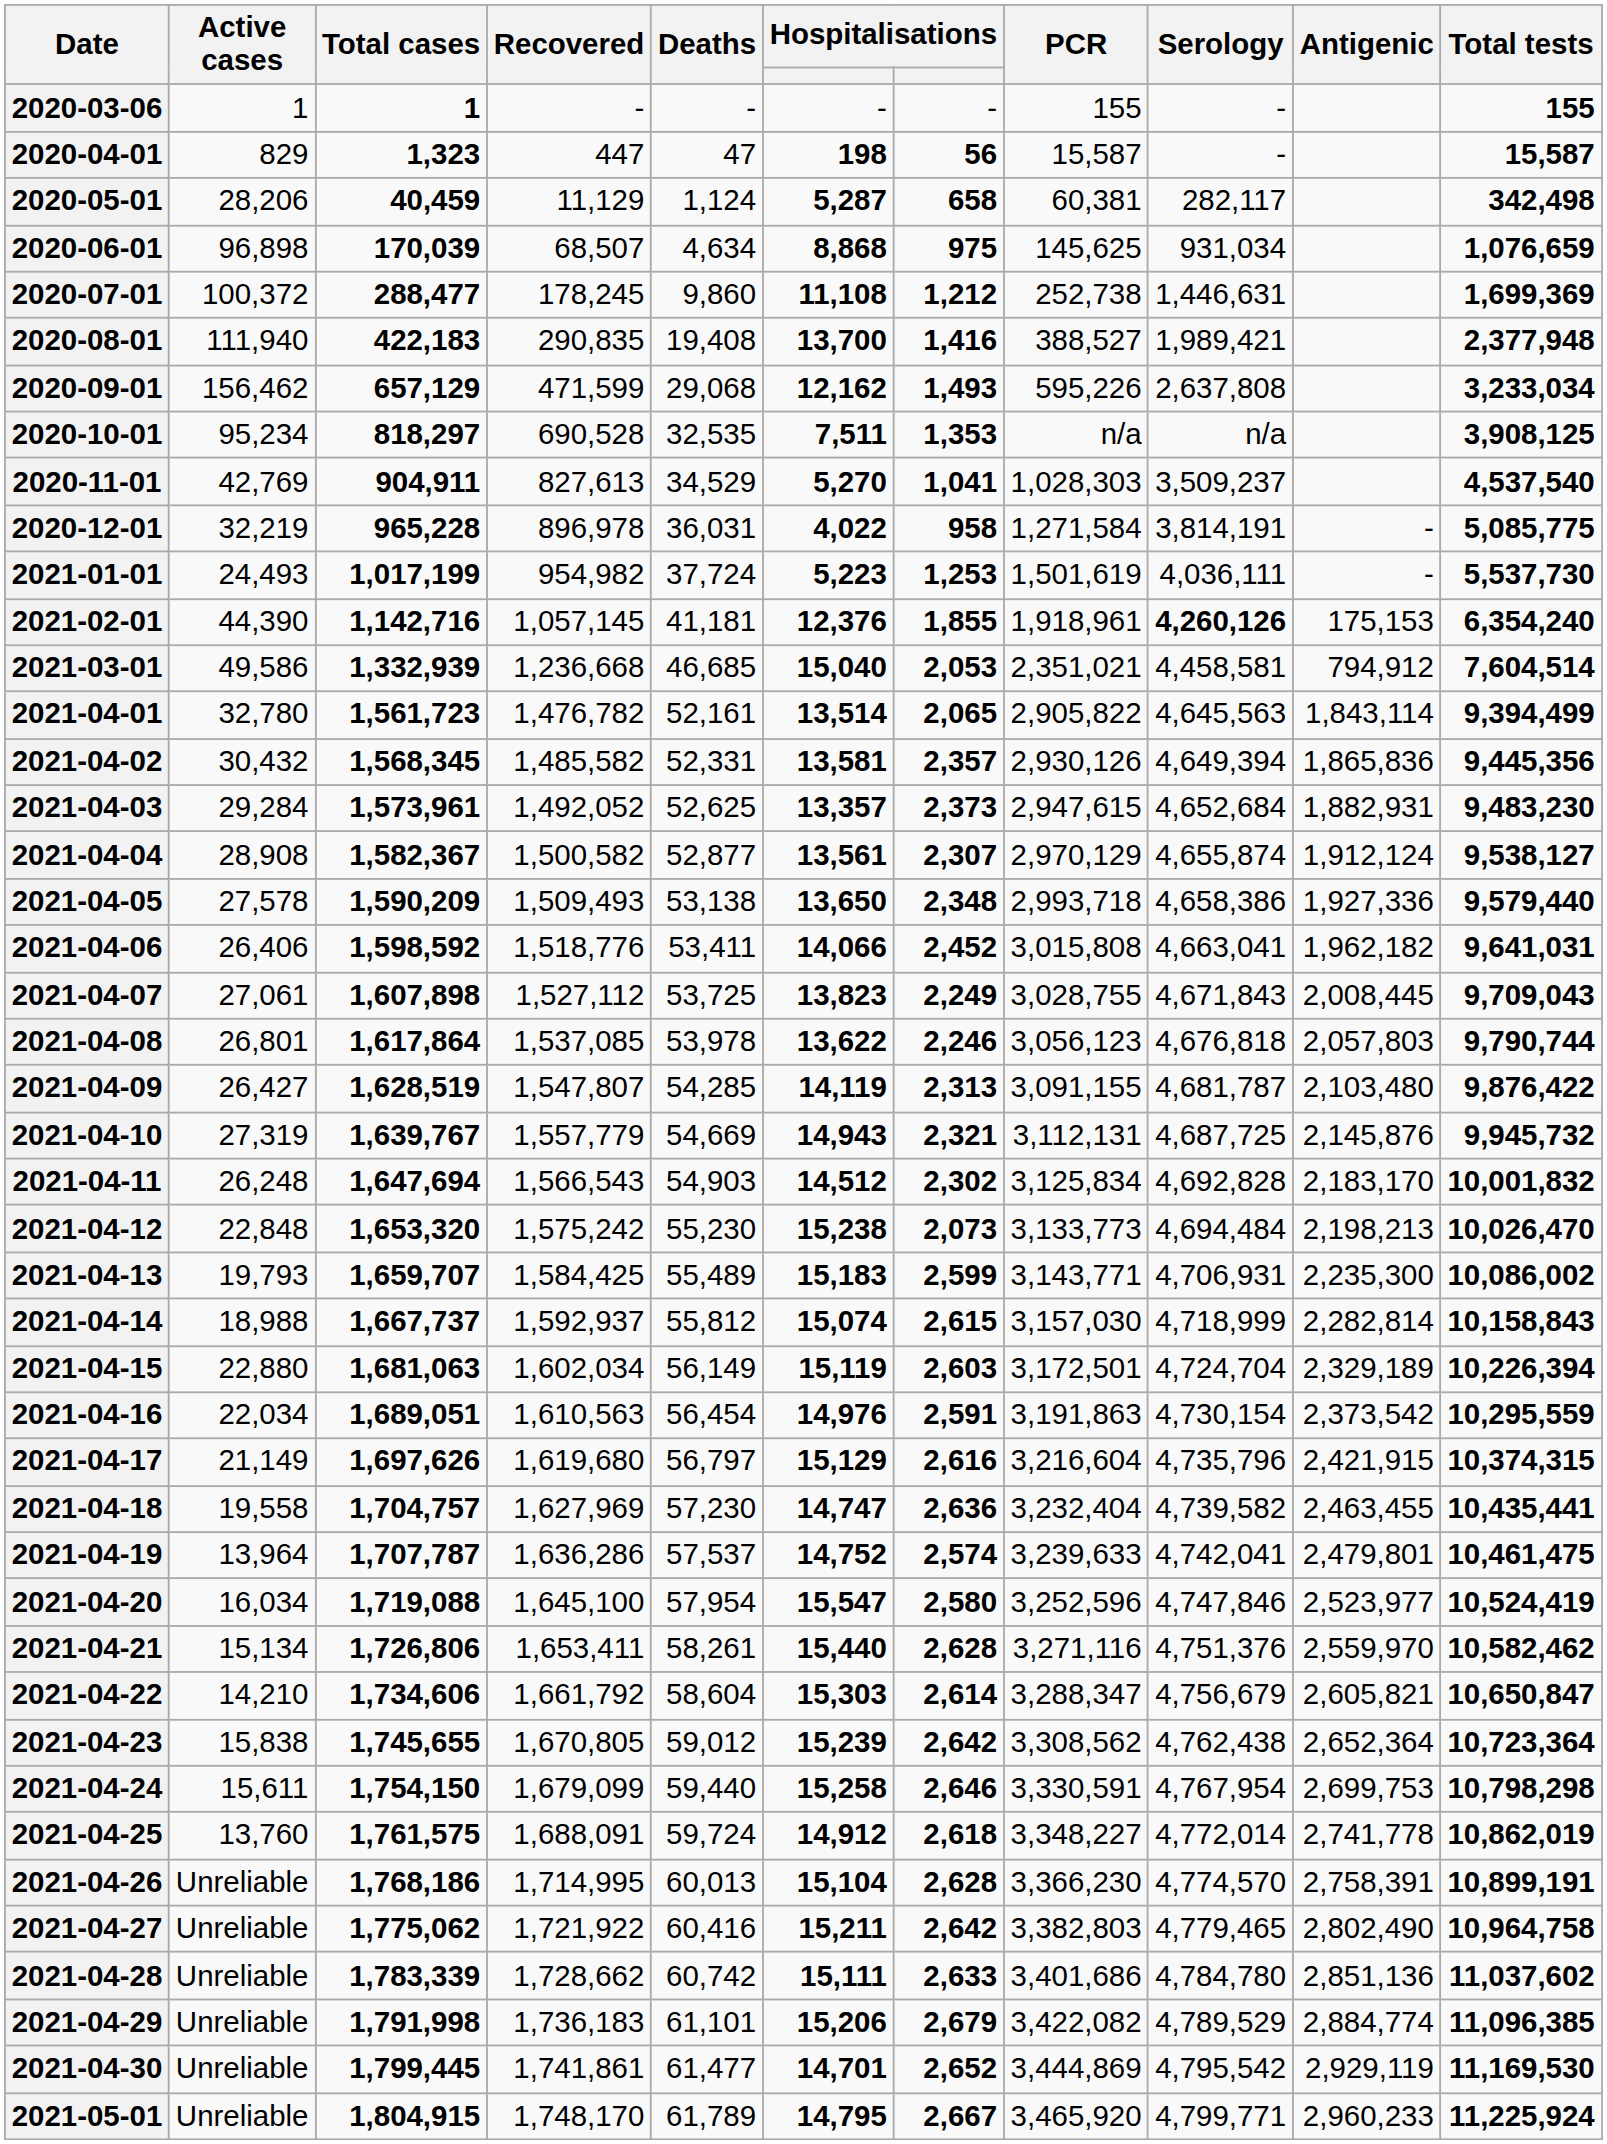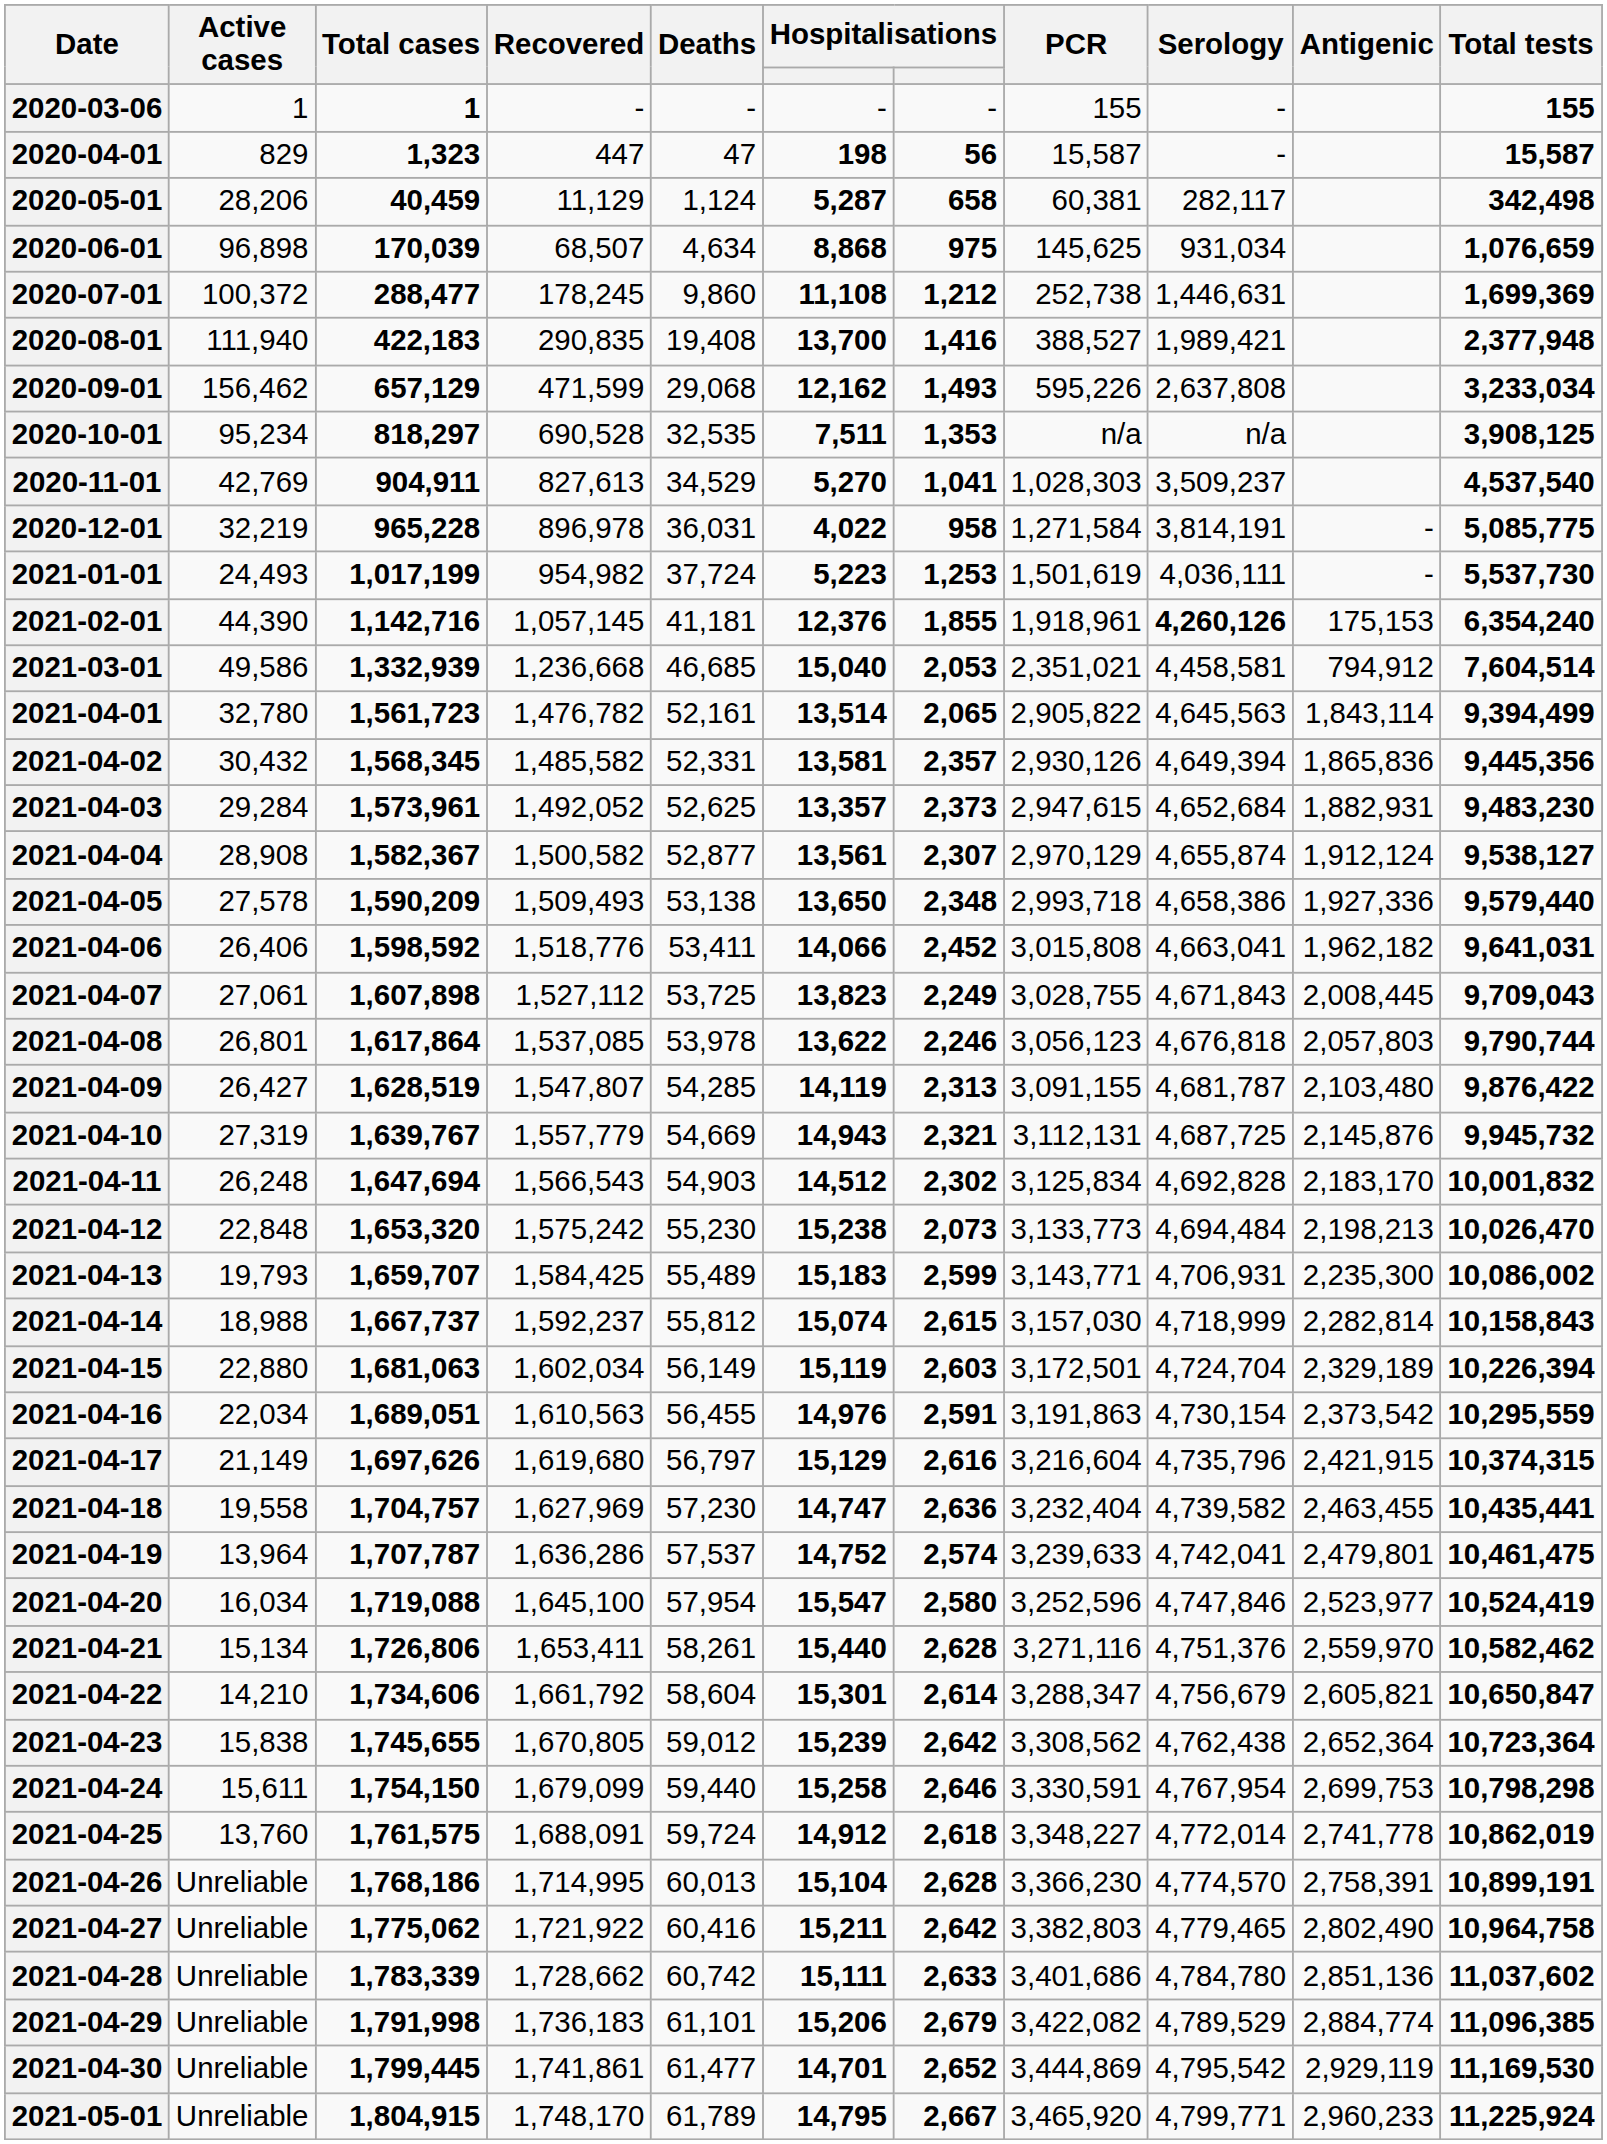(579, 1321) 1,592,937 -> (579, 1321) 1,592,237
(711, 1414) 56,454 -> (711, 1414) 56,455
(842, 1695) 15,303 -> (842, 1695) 15,301
